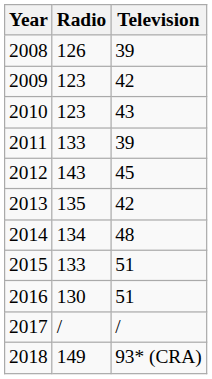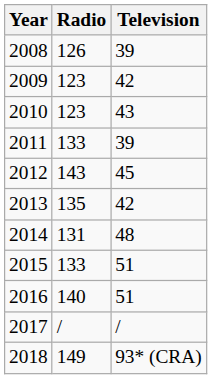(71, 234) 134 -> (71, 234) 131
(71, 296) 130 -> (71, 296) 140
